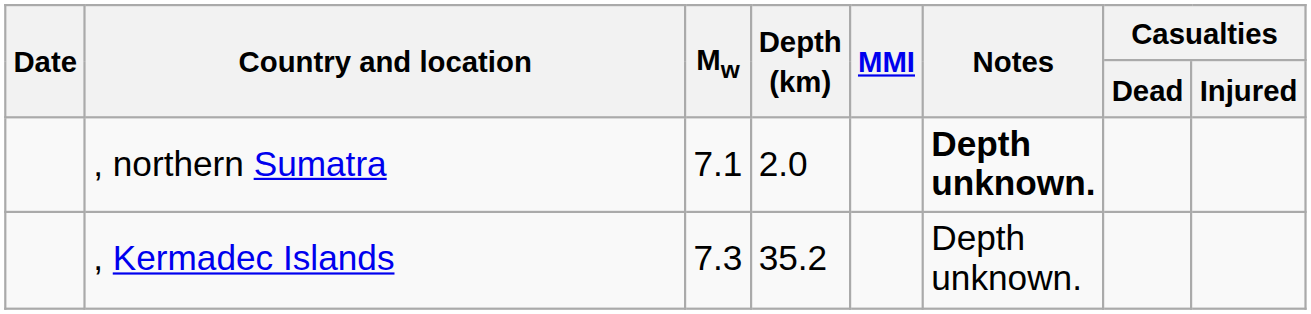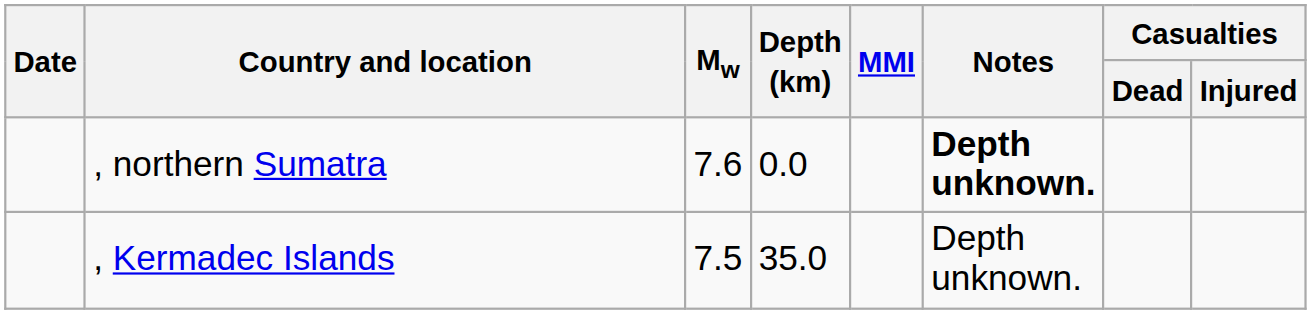(718, 163) 7.1 -> (718, 163) 7.6
(783, 163) 2.0 -> (783, 163) 0.0
(718, 259) 7.3 -> (718, 259) 7.5
(793, 259) 35.2 -> (793, 259) 35.0
